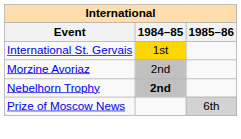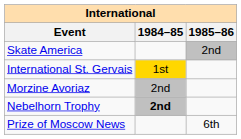+ row: (45, 50)
(211, 106) lightgrey background -> (211, 124) no background
